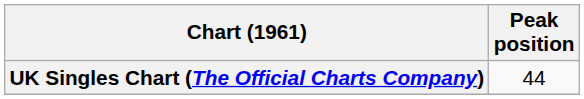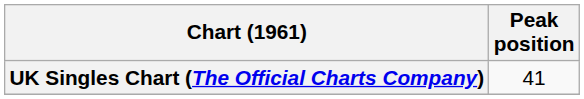(534, 77) 44 -> (534, 77) 41
